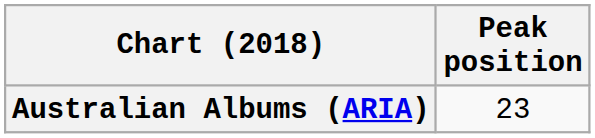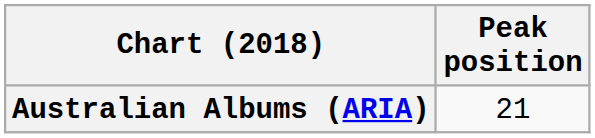(513, 109) 23 -> (513, 109) 21
